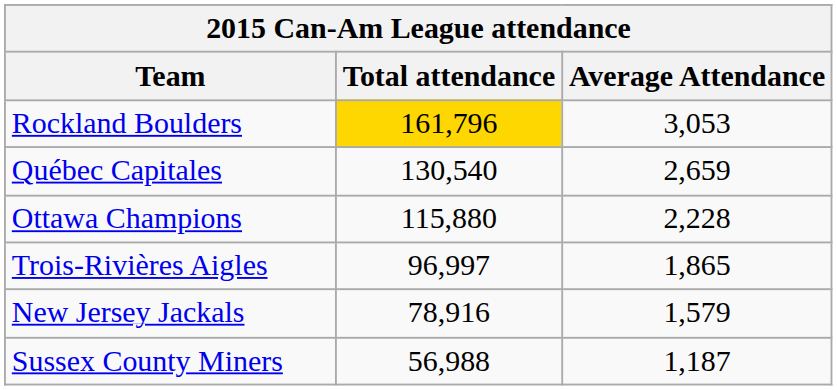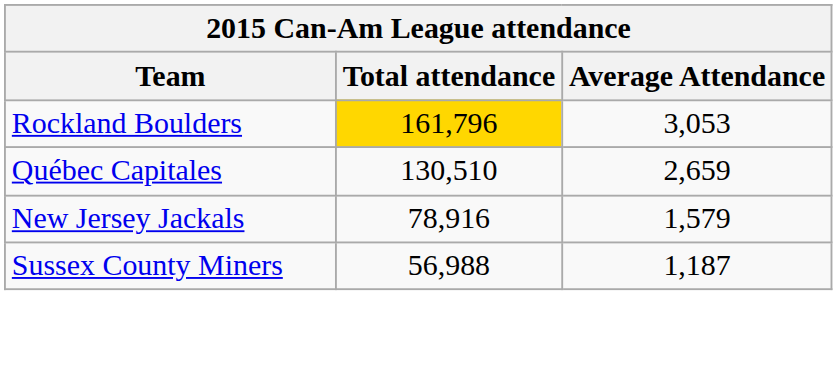(449, 170) 130,540 -> (449, 170) 130,510
- row: (127, 218)
- row: (140, 265)
